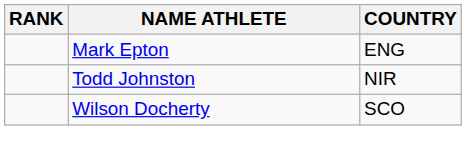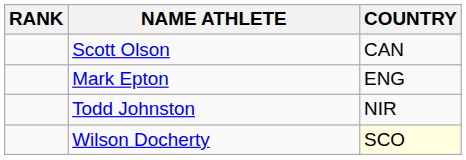+ row: (121, 49)
(385, 109) no background -> (385, 139) lightyellow background
